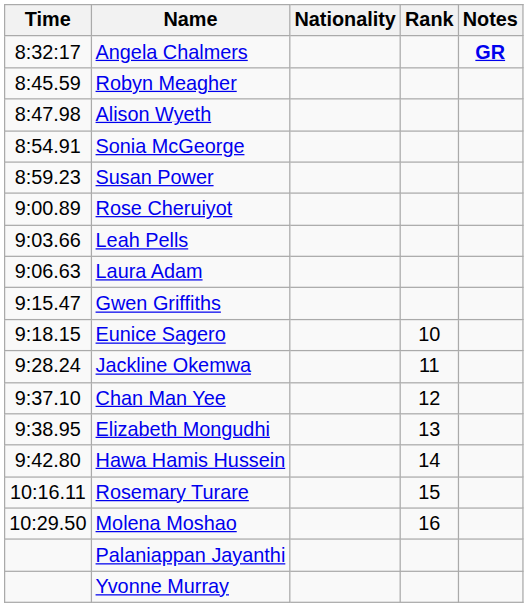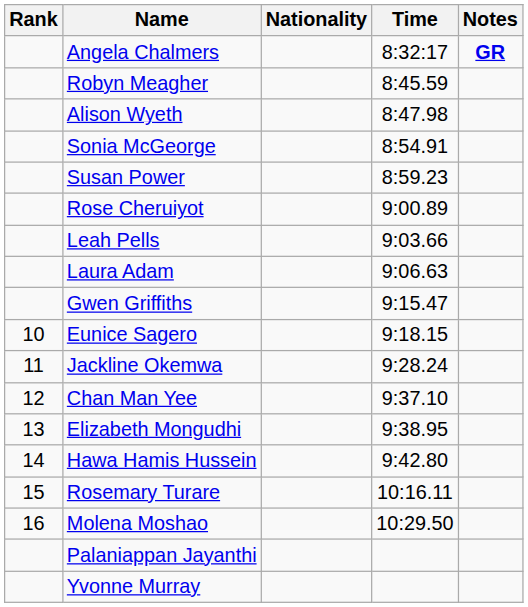columns swapped: (429, 20) <-> (48, 20)
